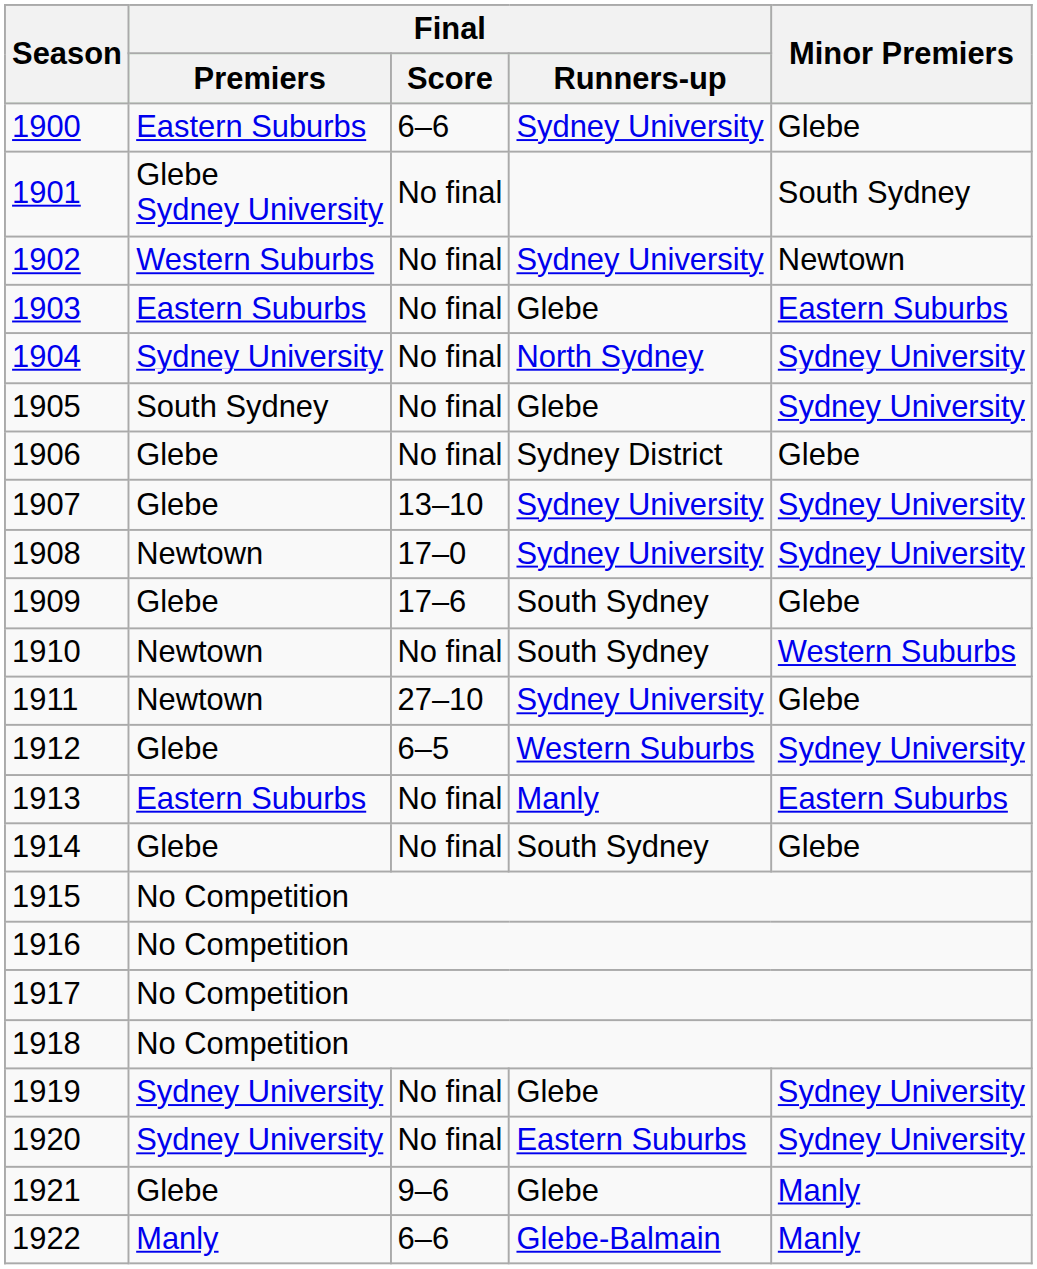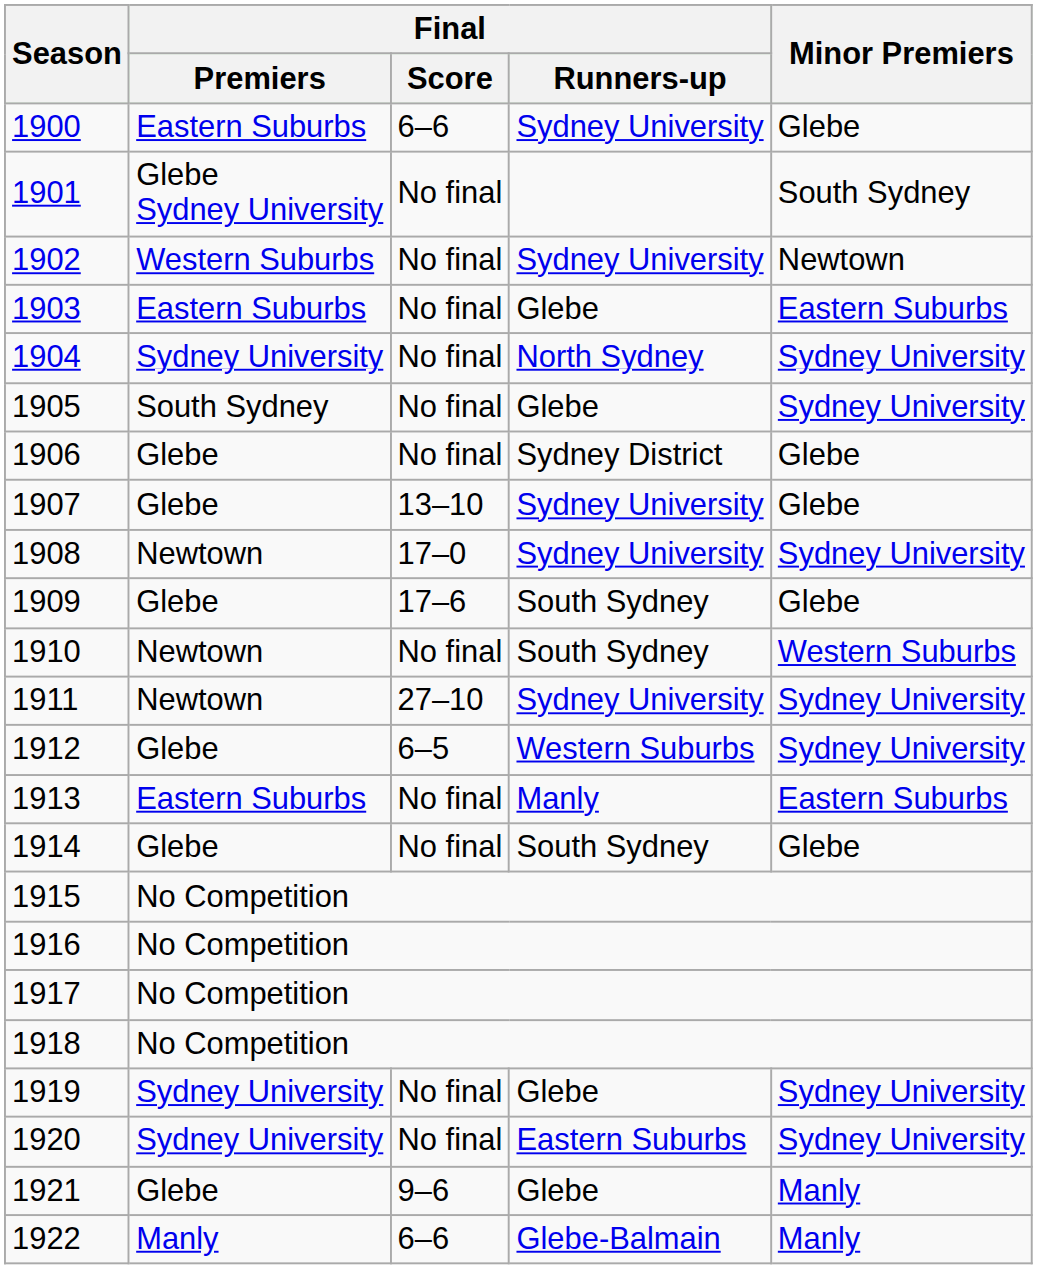(901, 504) Sydney University -> (819, 504) Glebe
(819, 700) Glebe -> (901, 700) Sydney University
